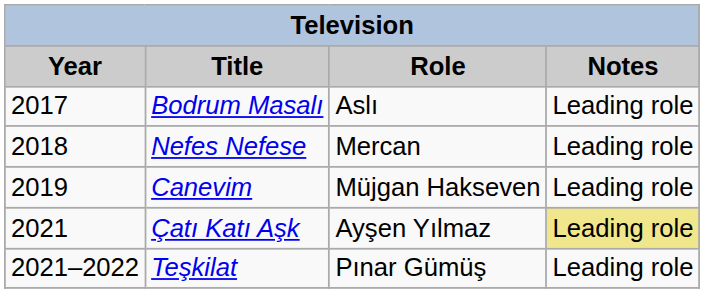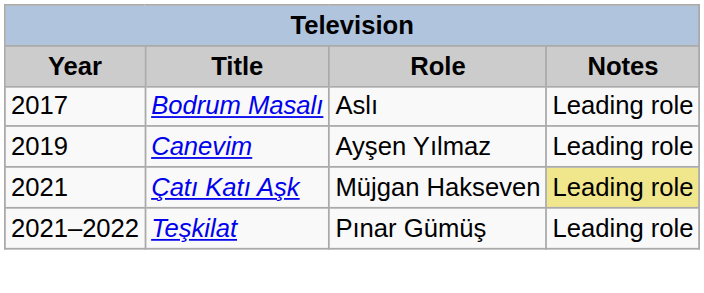- row: (229, 147)
(438, 188) Müjgan Hakseven -> (413, 147) Ayşen Yılmaz
(413, 228) Ayşen Yılmaz -> (438, 188) Müjgan Hakseven
